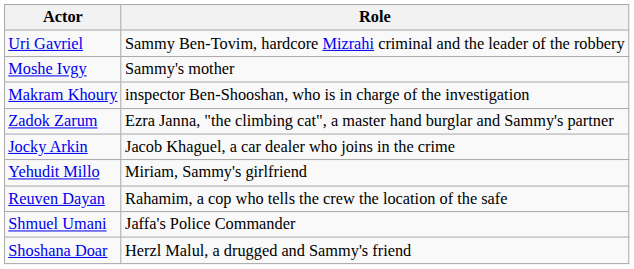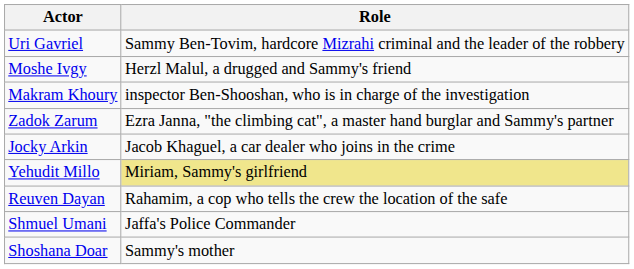(180, 69) Sammy's mother -> (268, 69) Herzl Malul, a drugged and Sammy's friend
(216, 172) no background -> (216, 172) khaki background
(268, 250) Herzl Malul, a drugged and Sammy's friend -> (180, 250) Sammy's mother
